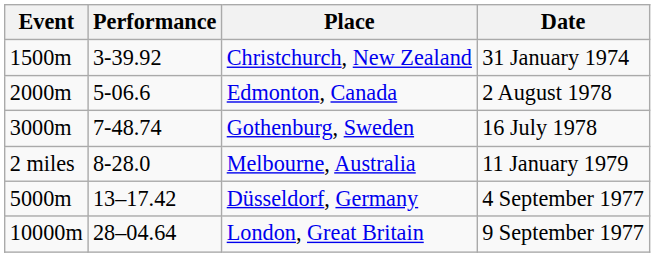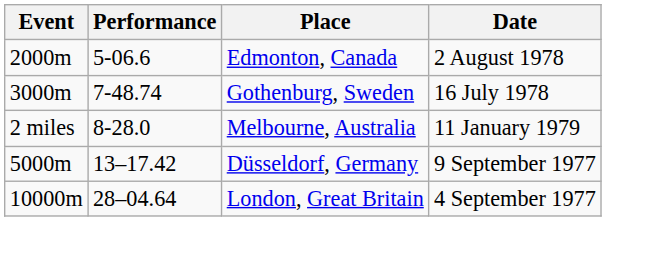- row: (349, 57)
(563, 198) 4 September 1977 -> (515, 163) 9 September 1977
(563, 233) 9 September 1977 -> (515, 198) 4 September 1977
